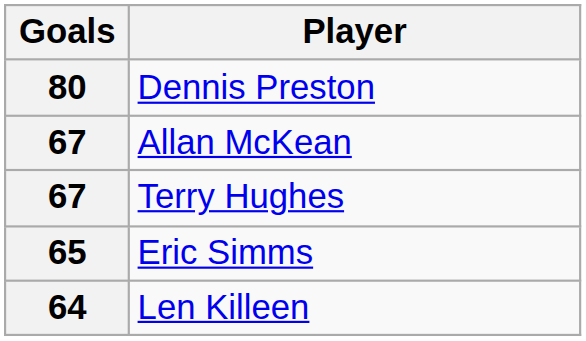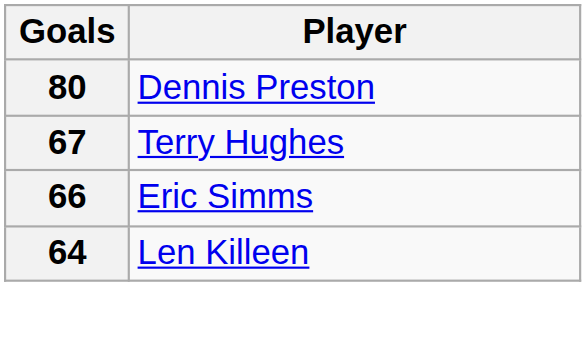- row: (245, 142)
(67, 252) 65 -> (67, 197) 66
